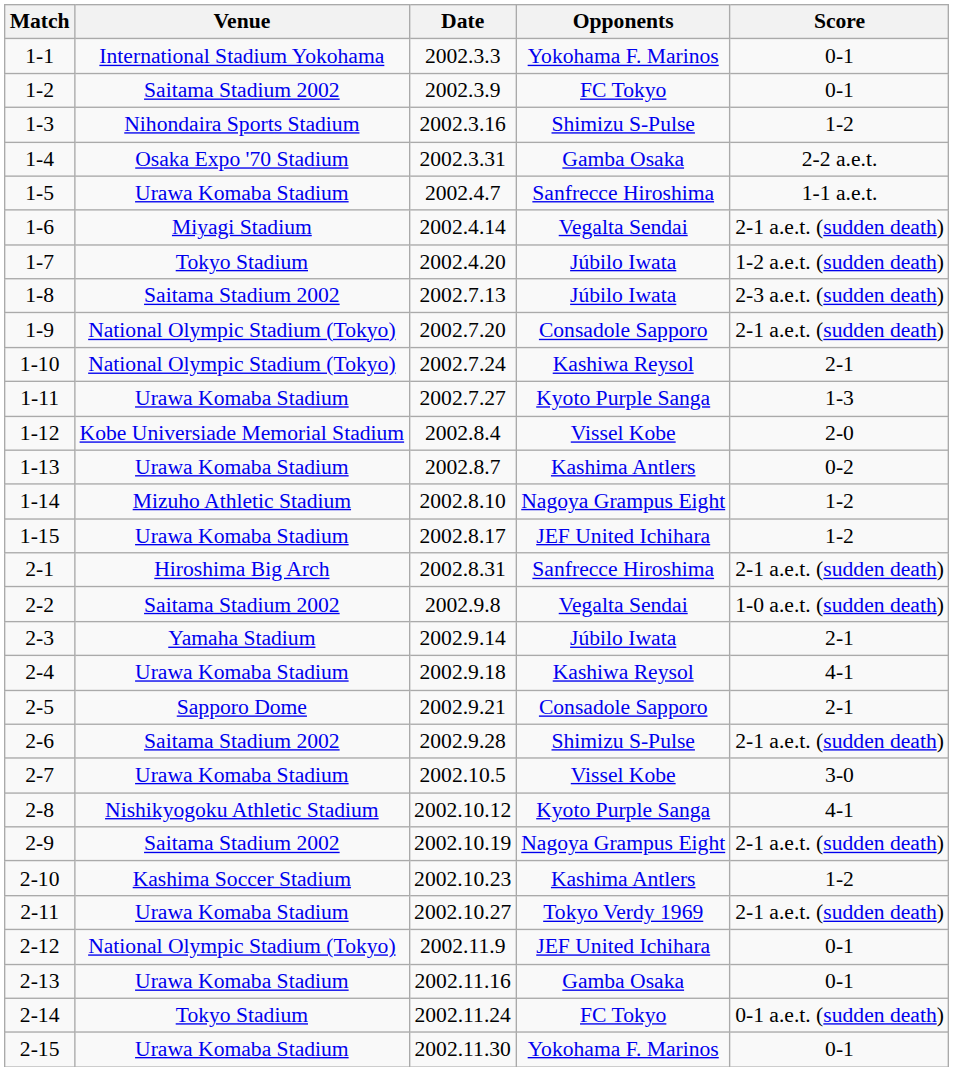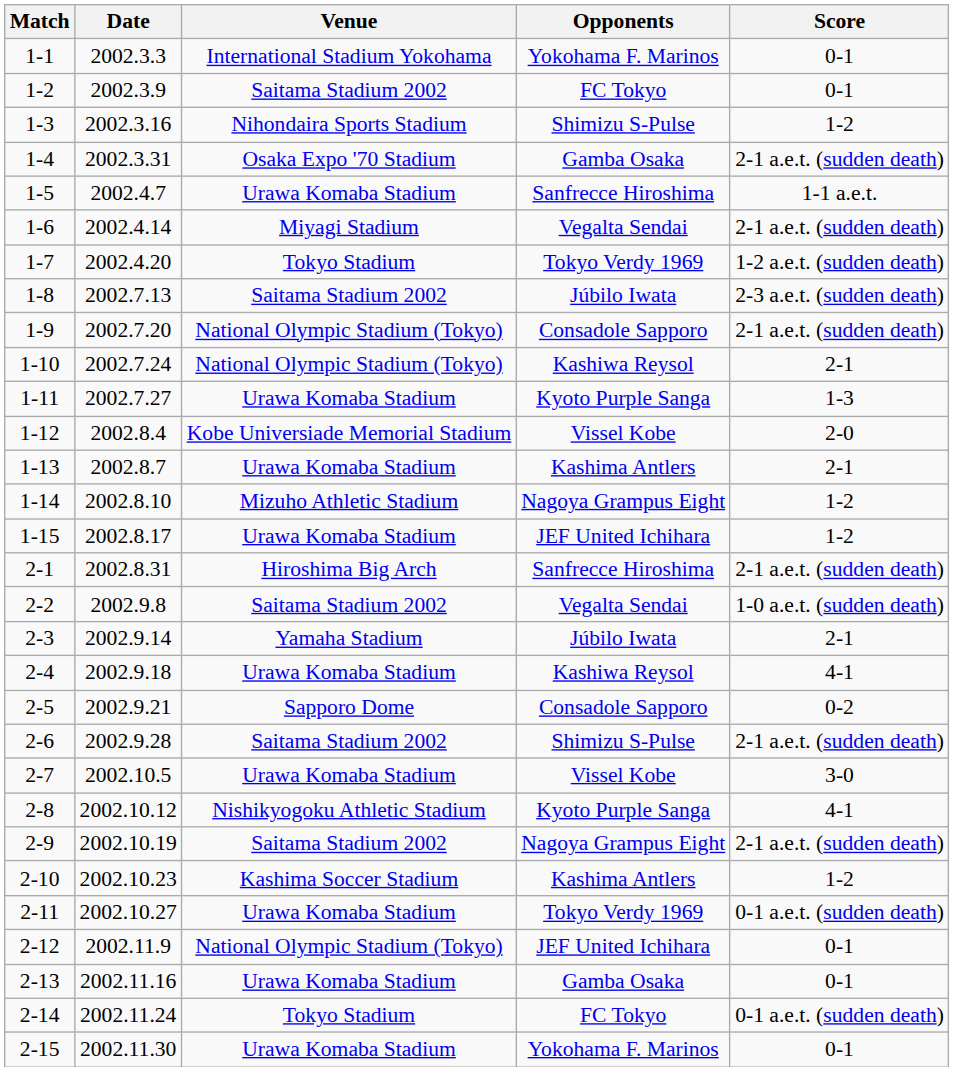columns swapped: (463, 21) <-> (242, 21)
(840, 158) 2-2 a.e.t. -> (840, 158) 2-1 a.e.t. (sudden death)
(623, 261) Júbilo Iwata -> (623, 261) Tokyo Verdy 1969
(840, 466) 0-2 -> (840, 466) 2-1
(840, 706) 2-1 -> (840, 706) 0-2
(840, 912) 2-1 a.e.t. (sudden death) -> (840, 912) 0-1 a.e.t. (sudden death)
